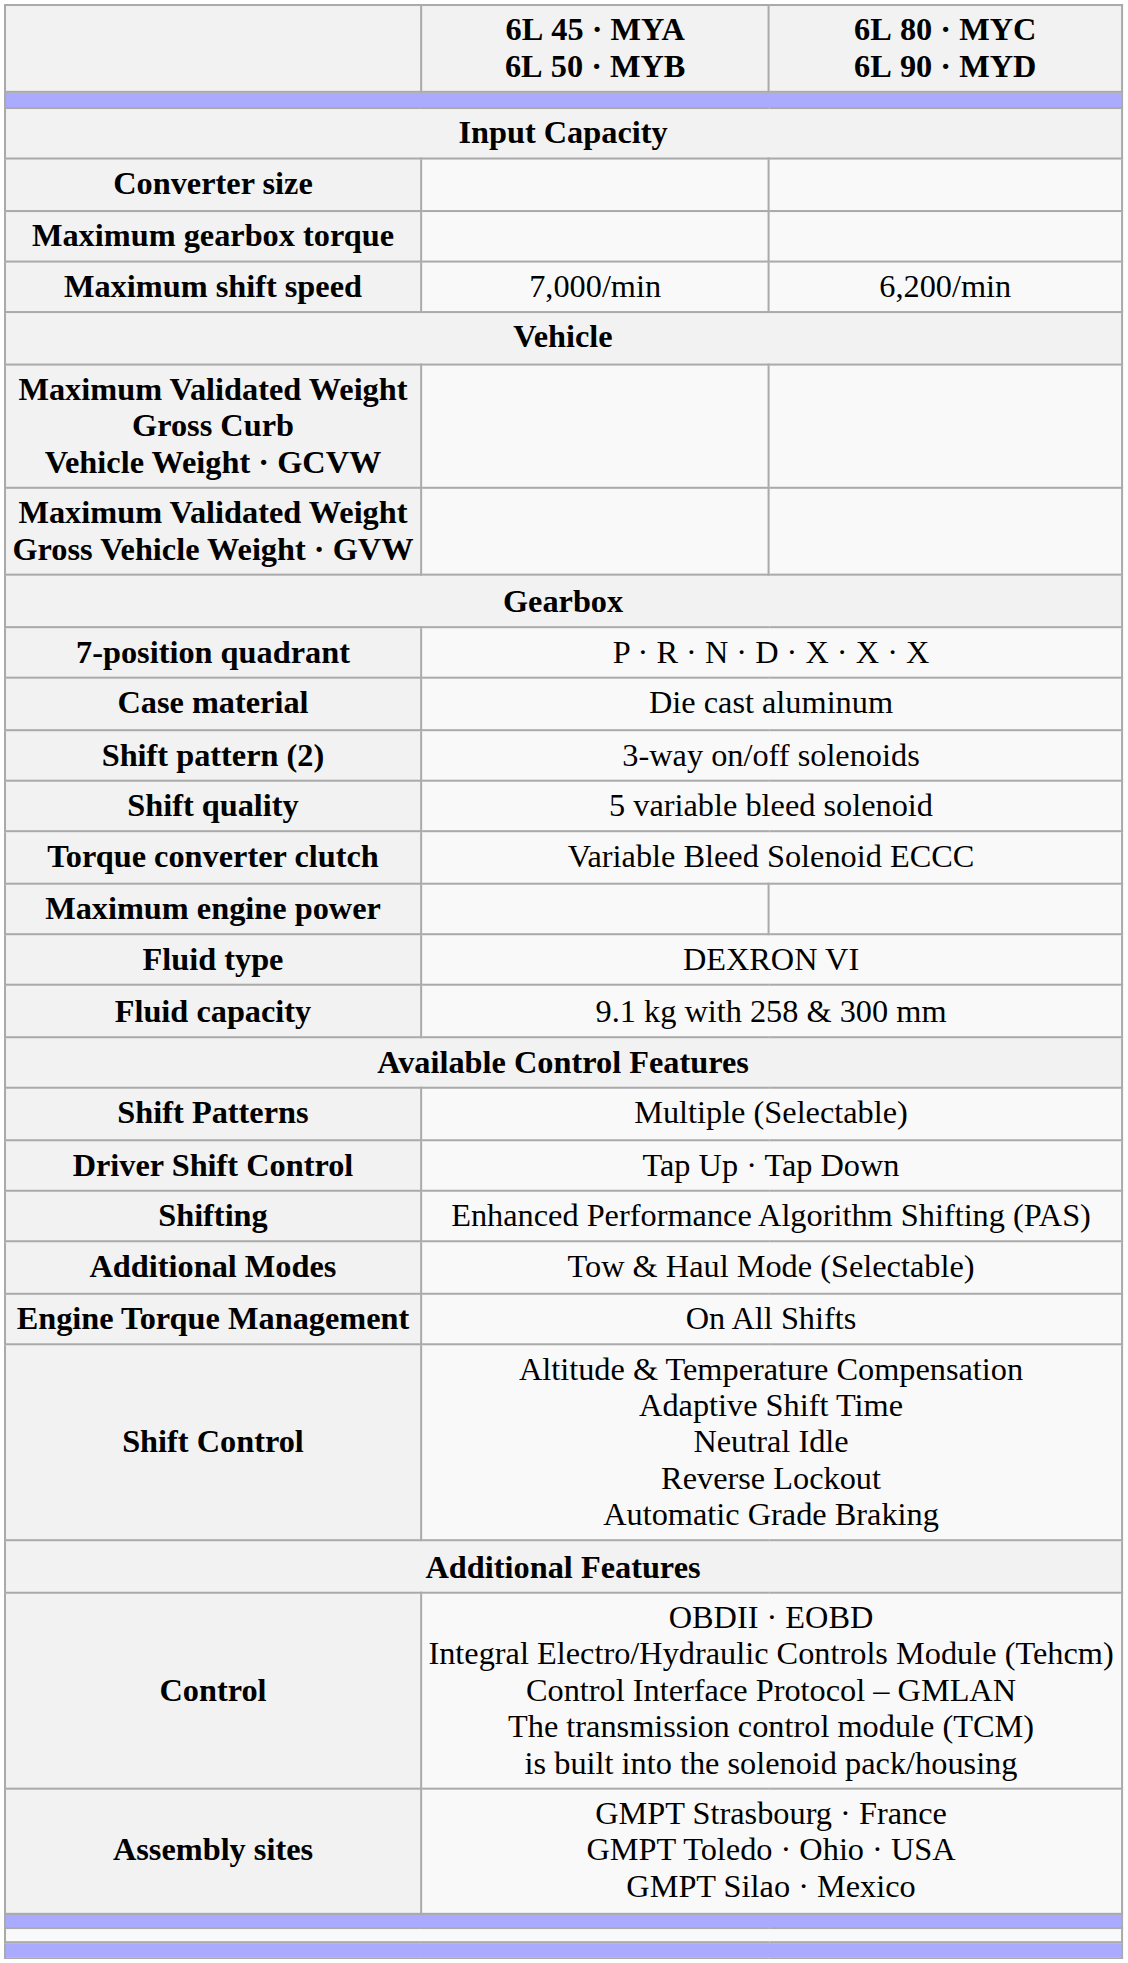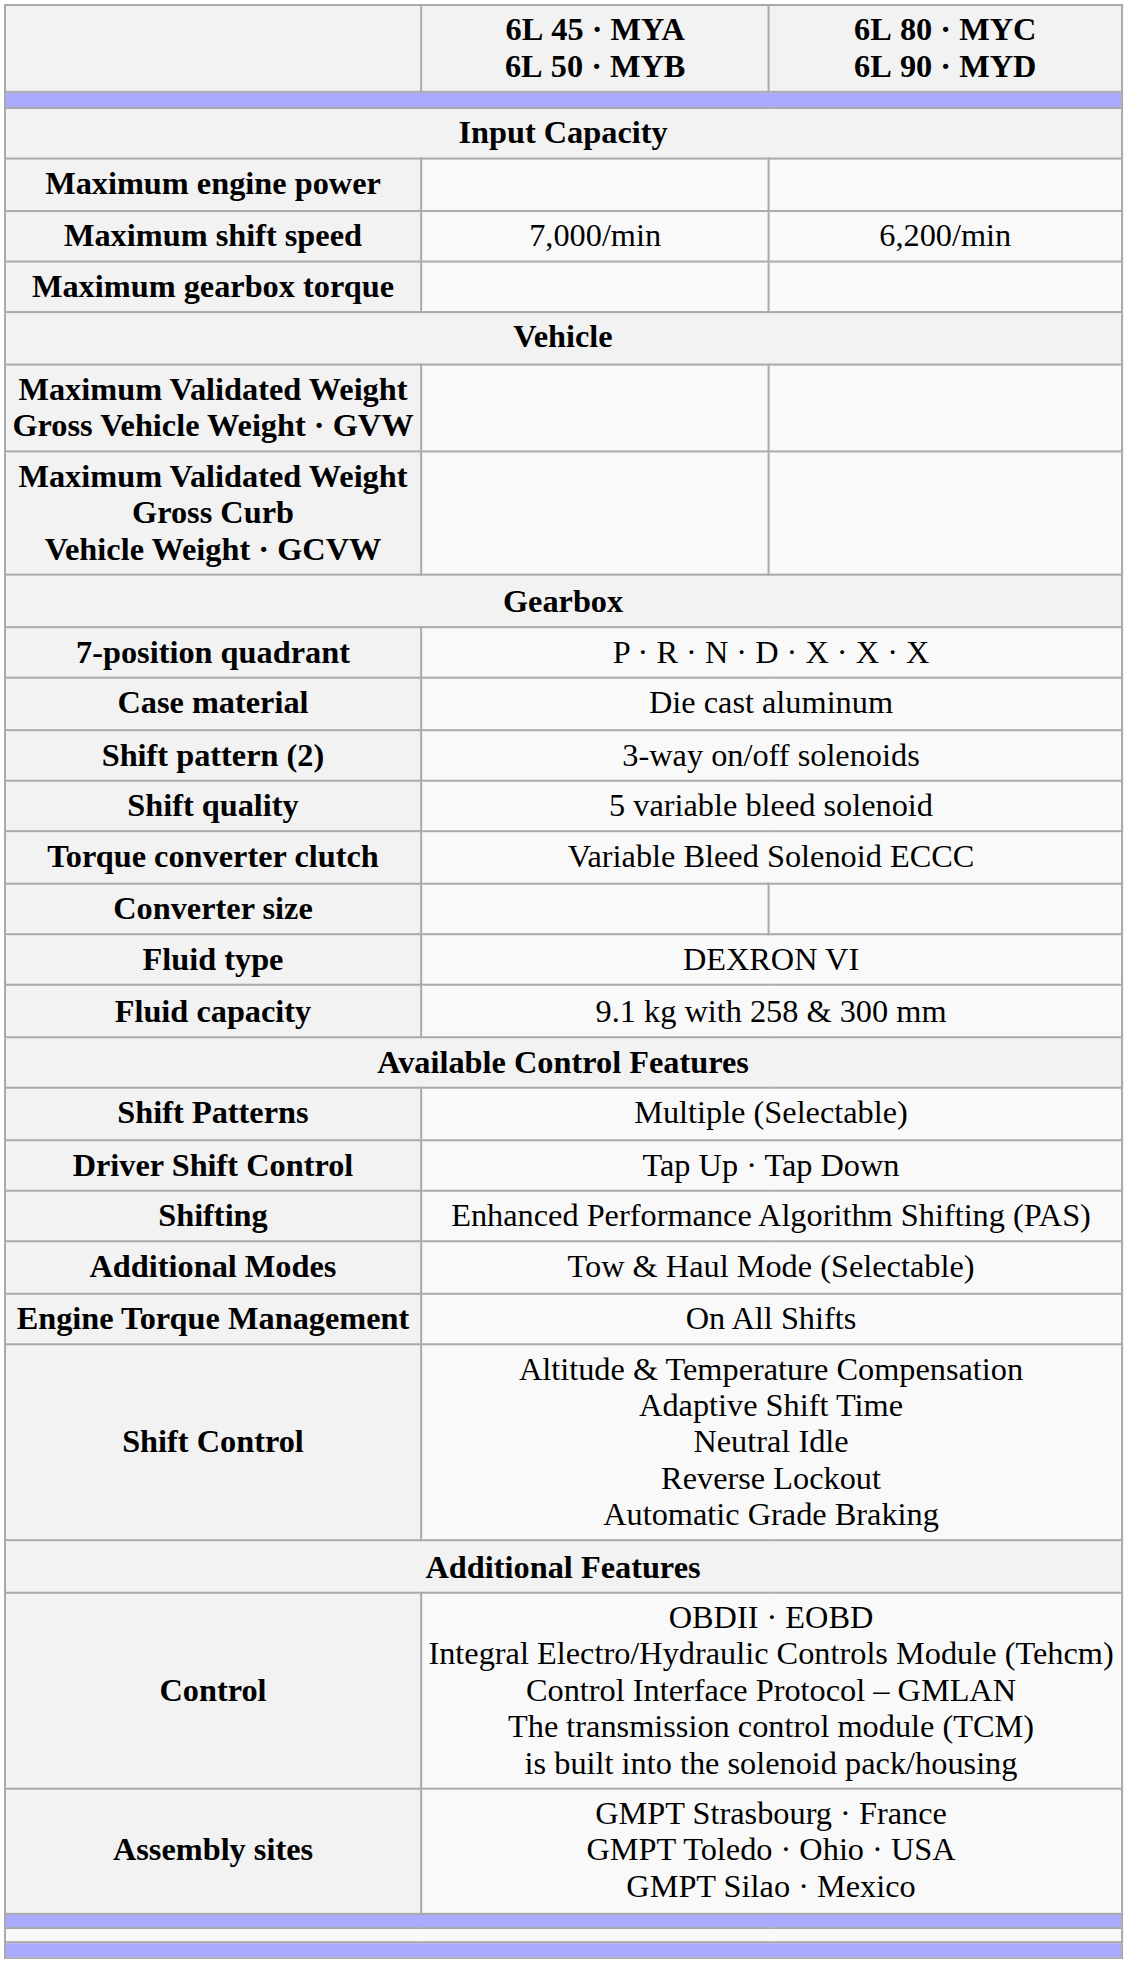rows swapped: (213, 908) <-> (213, 183)
rows swapped: (213, 235) <-> (213, 286)
rows swapped: (213, 531) <-> (213, 425)
